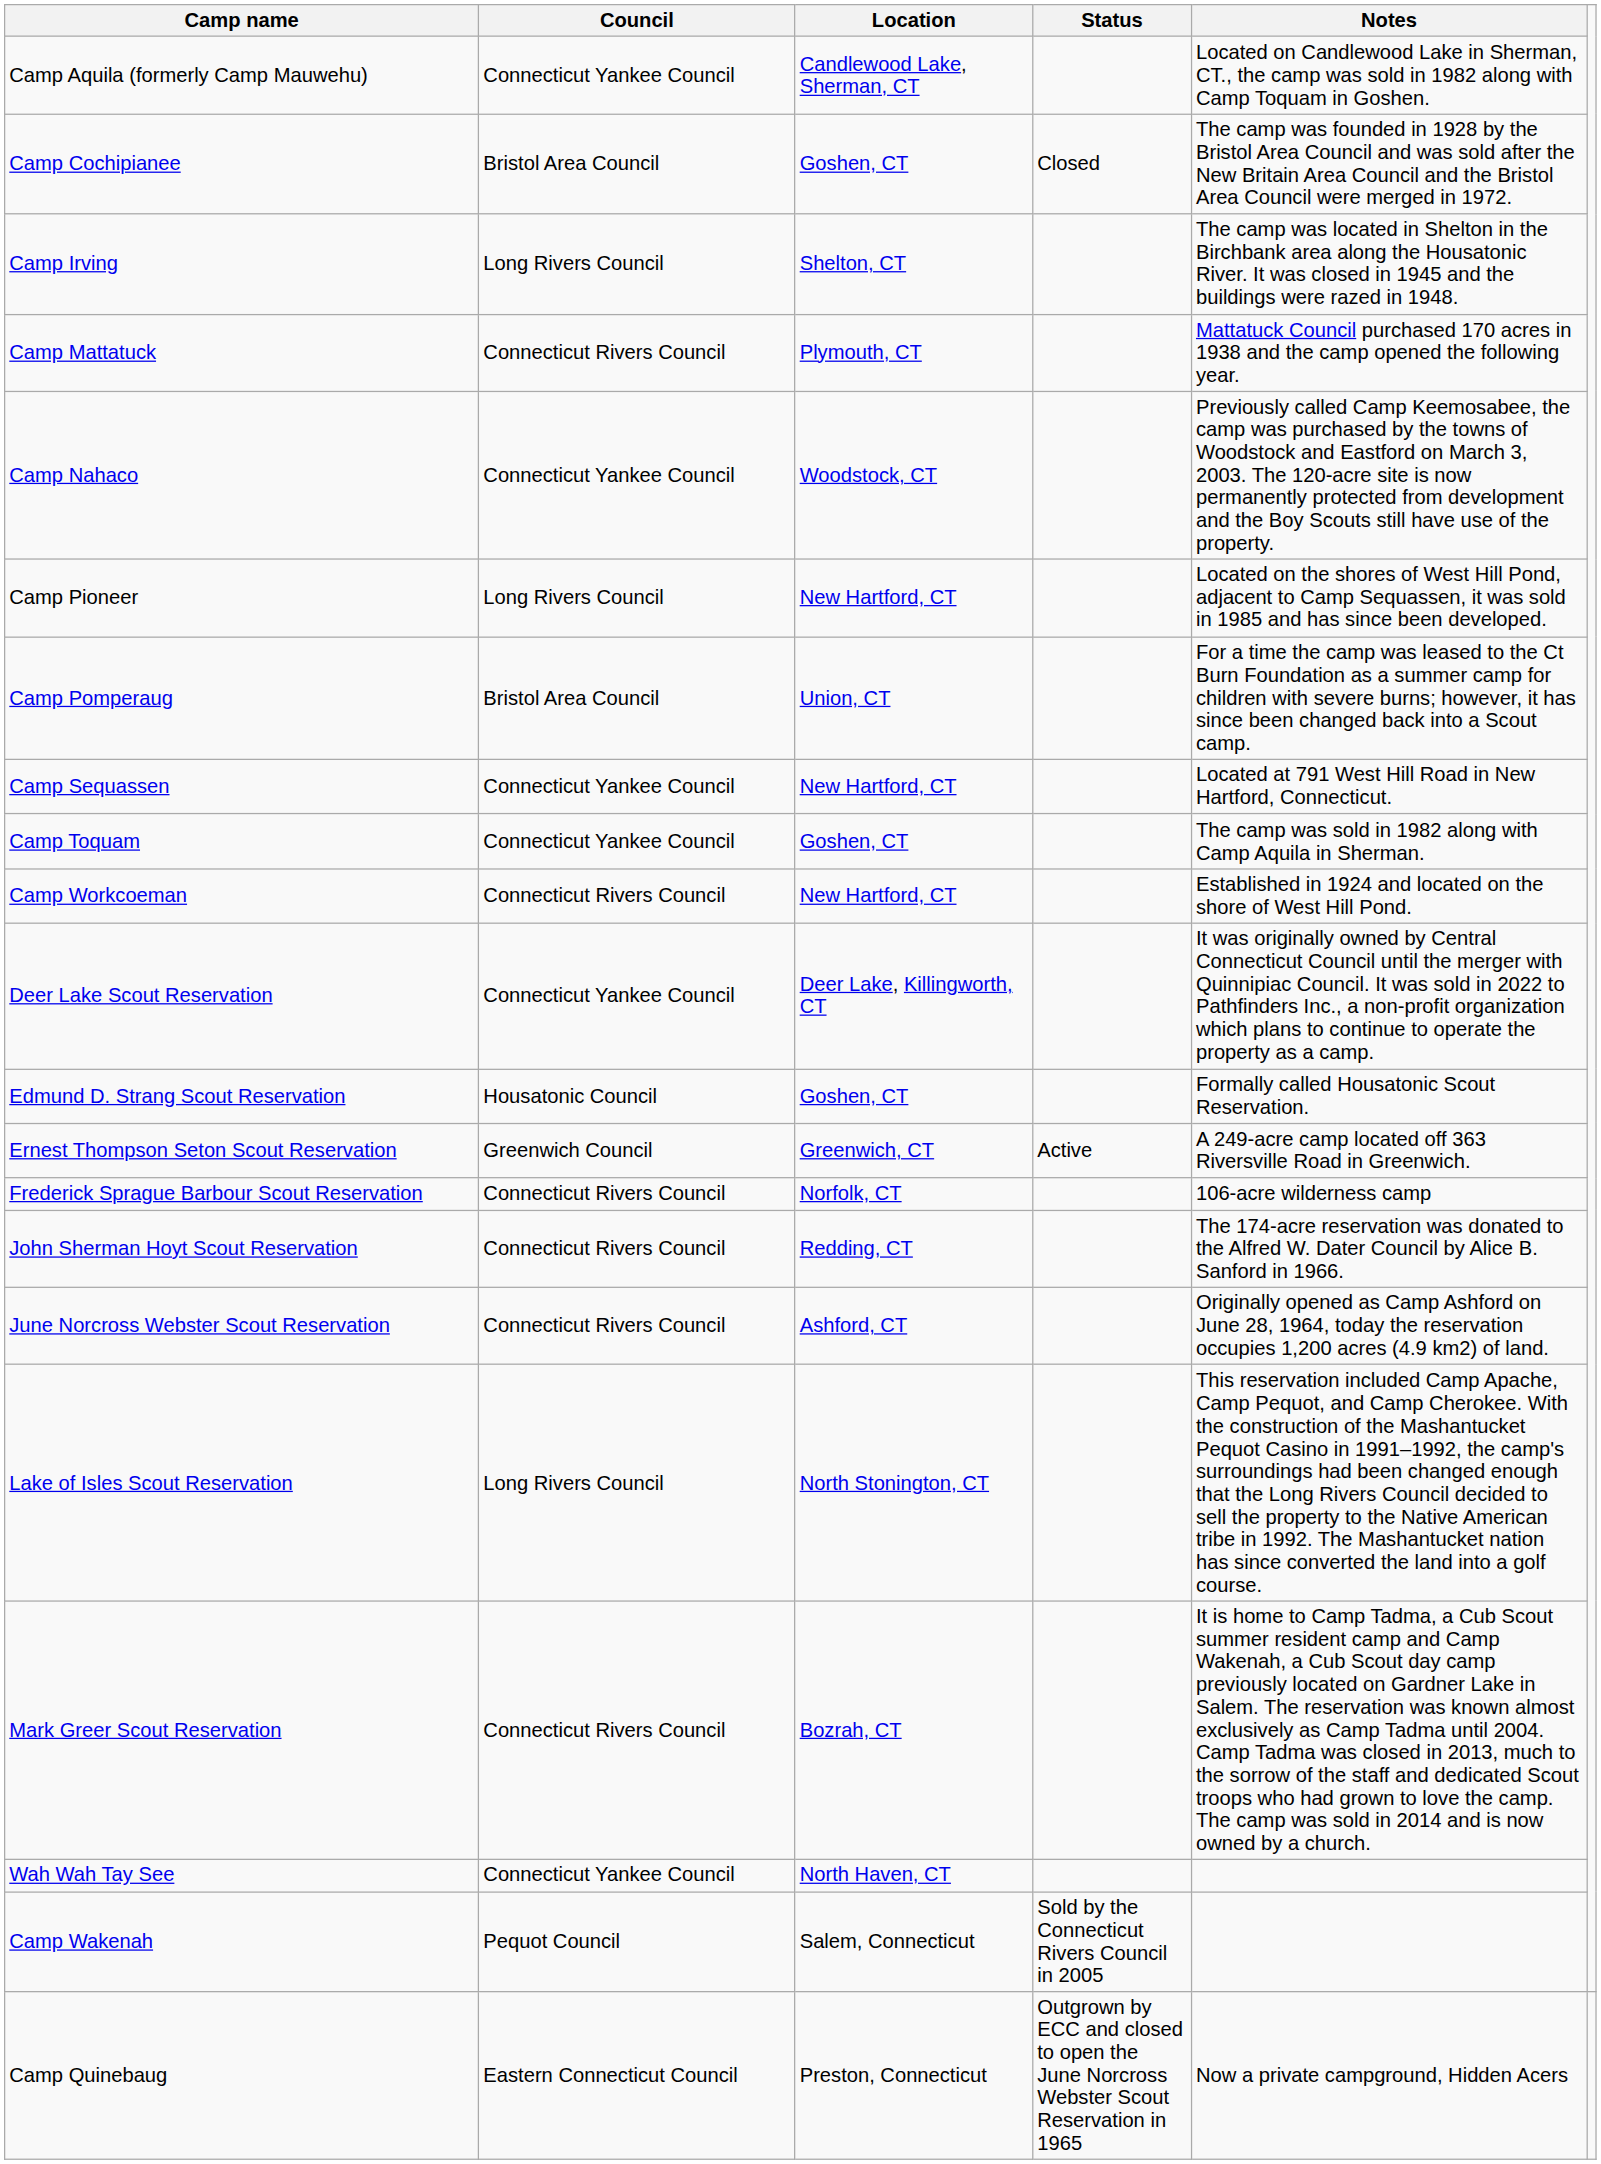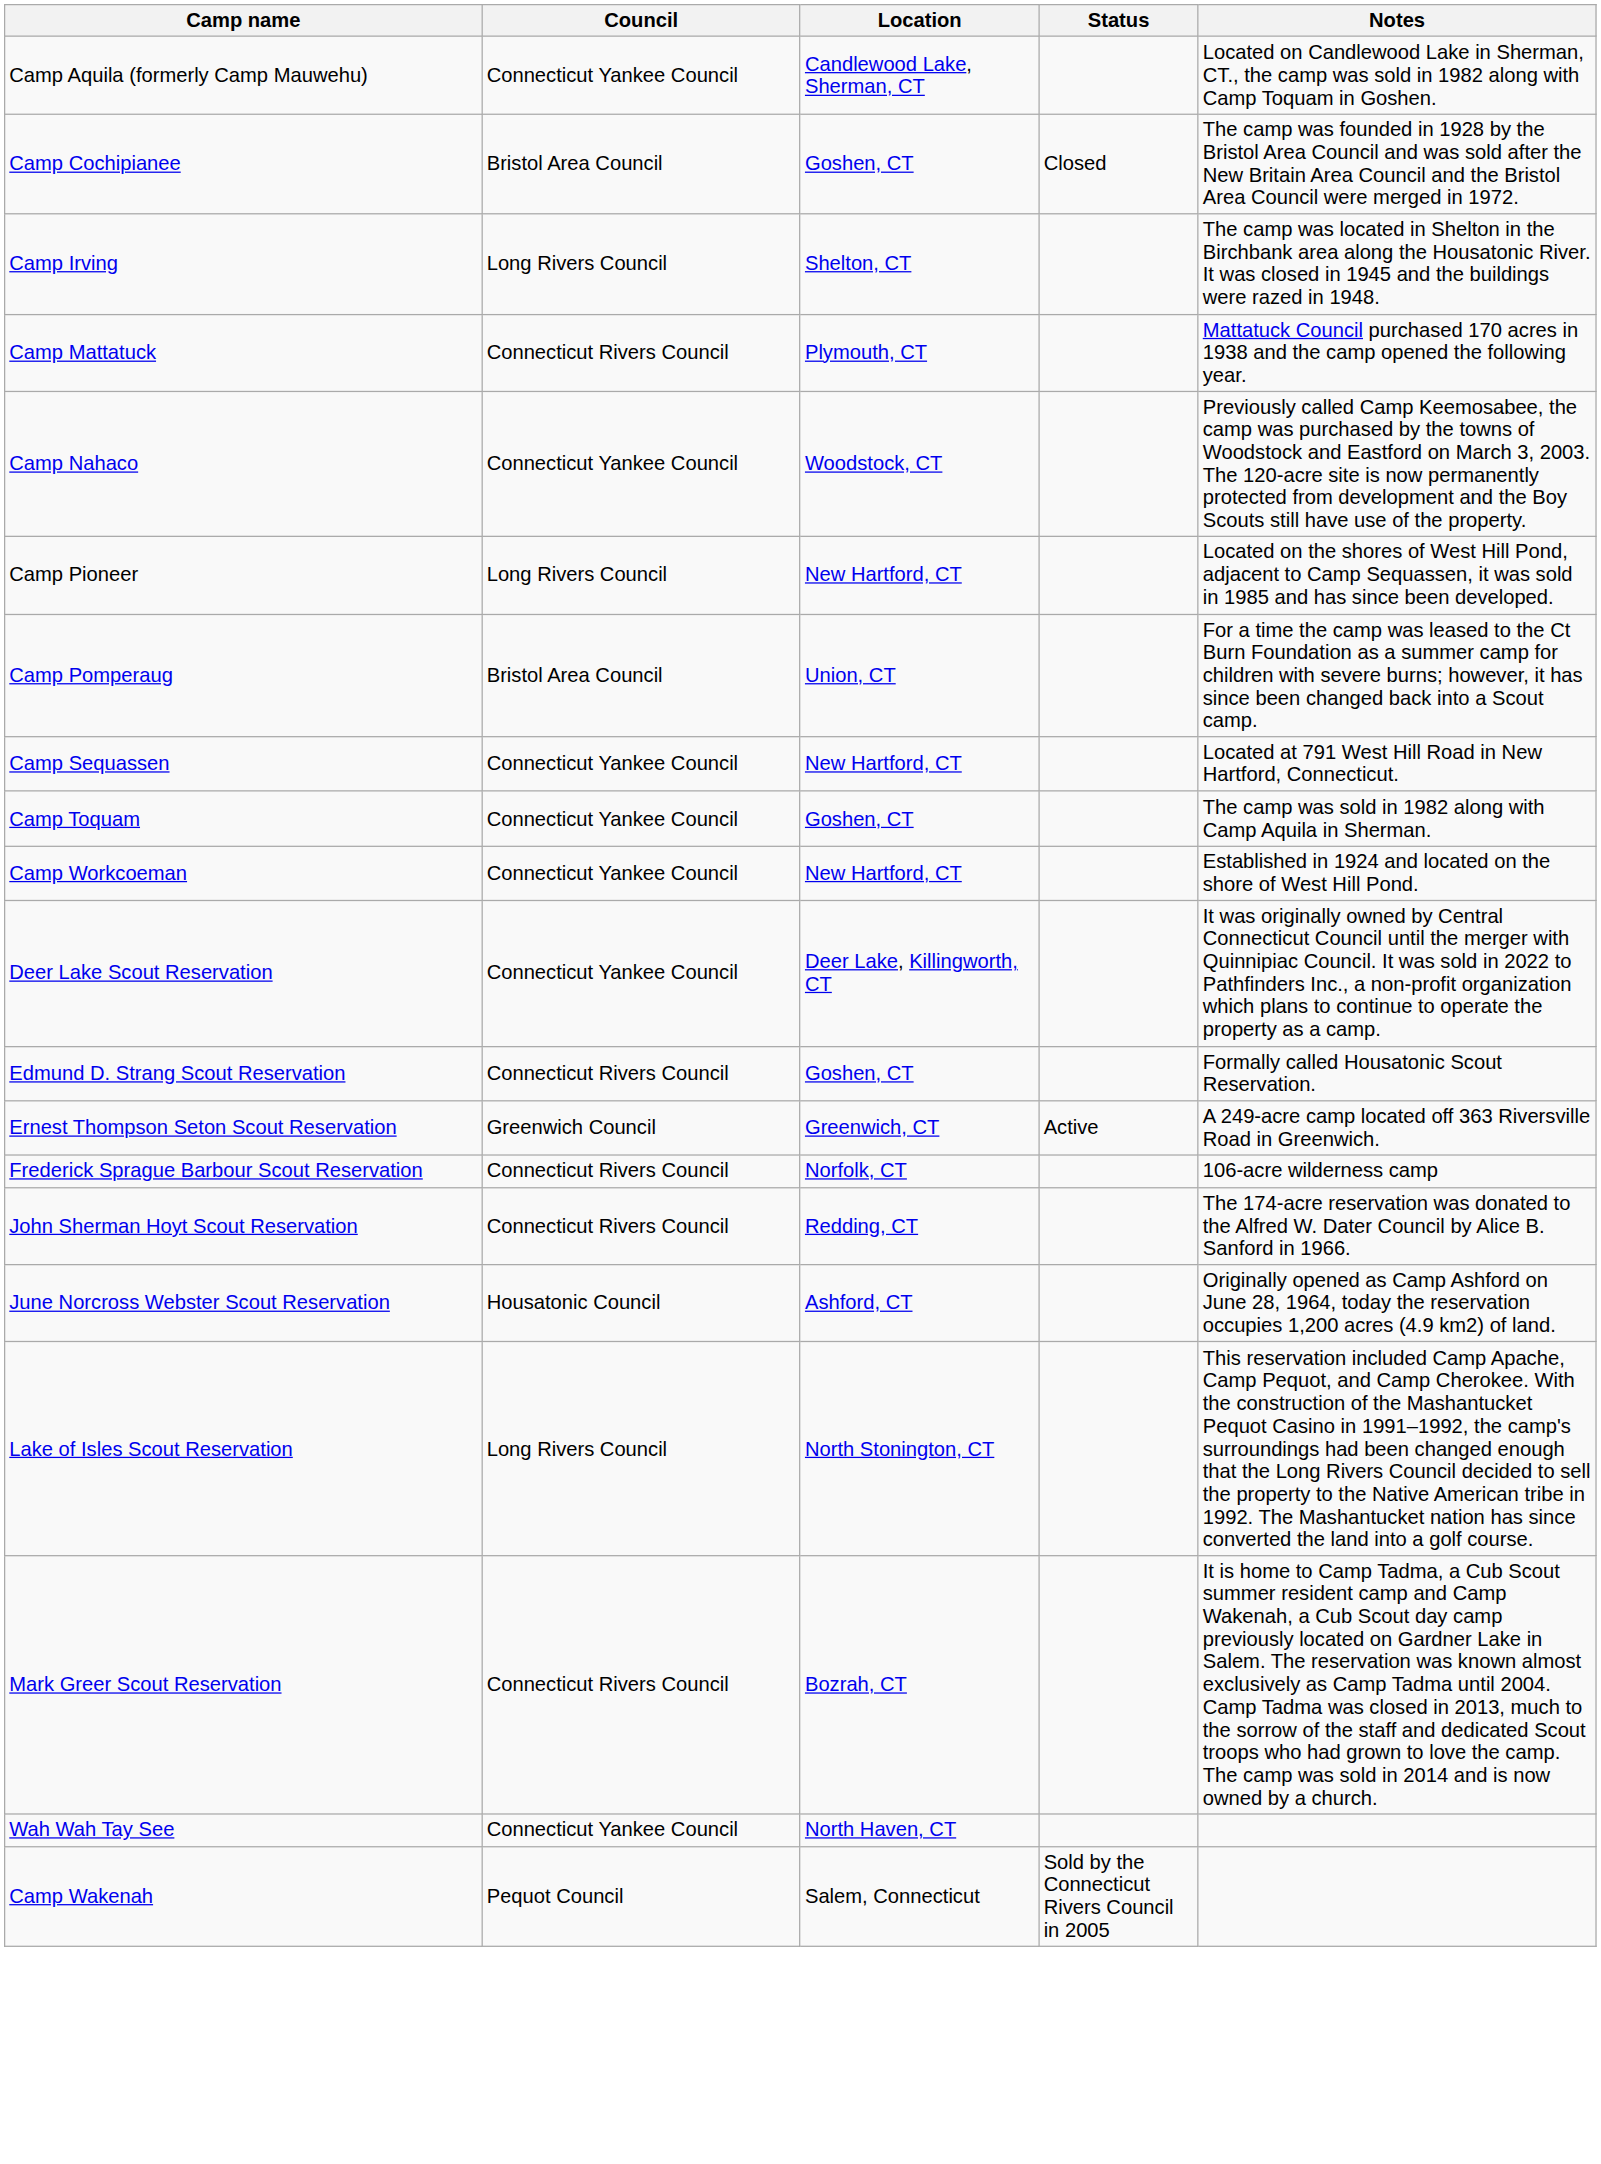(604, 895) Connecticut Rivers Council -> (612, 873) Connecticut Yankee Council
(570, 1095) Housatonic Council -> (608, 1073) Connecticut Rivers Council
(604, 1325) Connecticut Rivers Council -> (574, 1303) Housatonic Council
- row: (88, 2075)
